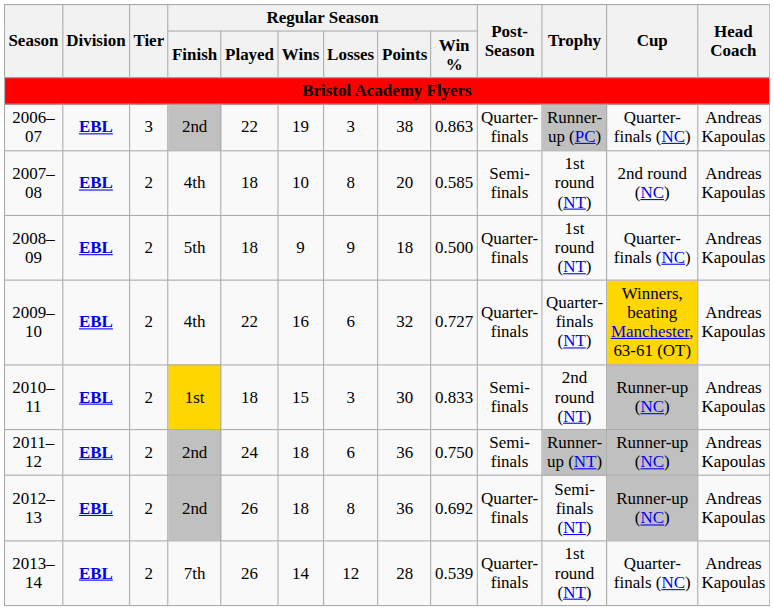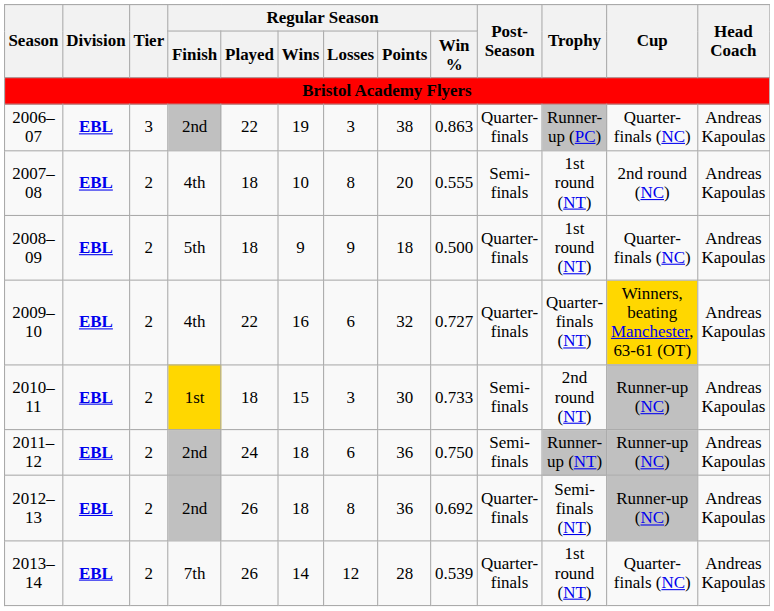(454, 182) 0.585 -> (454, 182) 0.555
(454, 397) 0.833 -> (454, 397) 0.733
